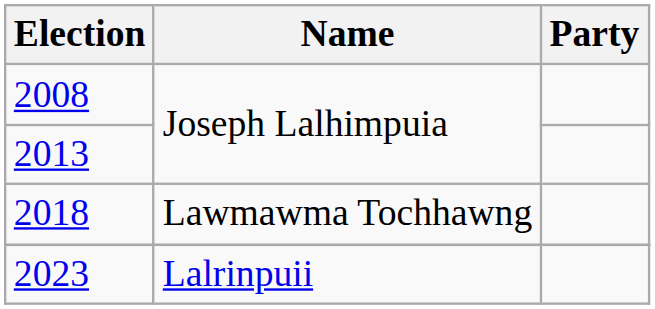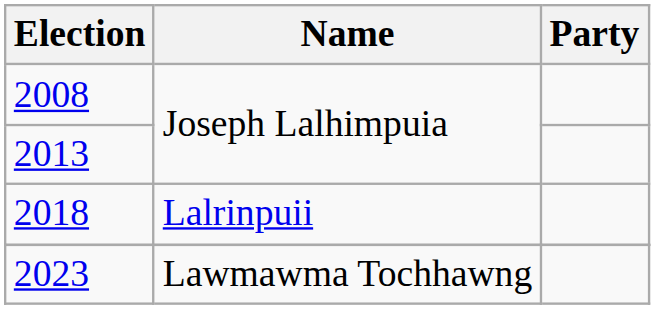(347, 213) Lawmawma Tochhawng -> (238, 213) Lalrinpuii
(238, 272) Lalrinpuii -> (347, 272) Lawmawma Tochhawng
